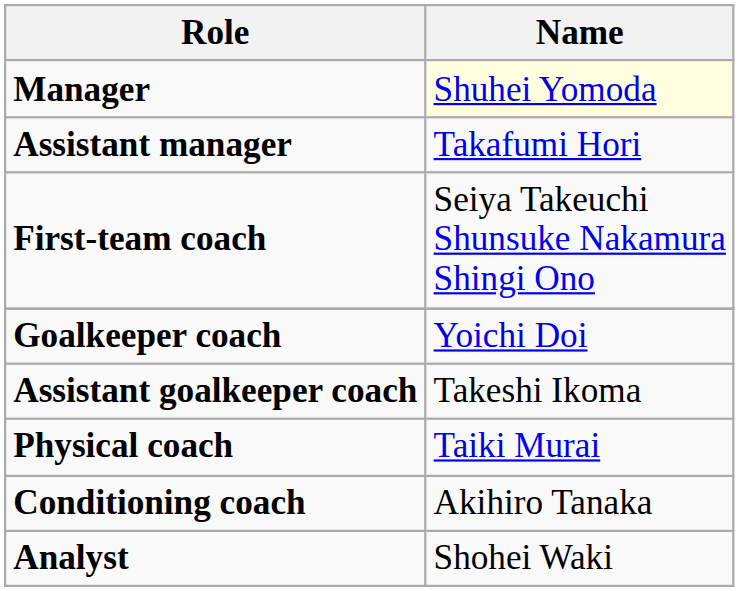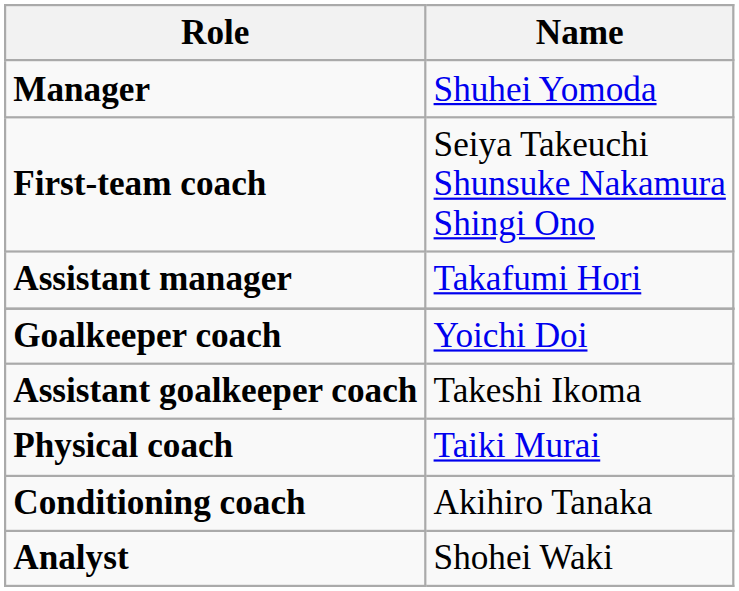(545, 88) lightyellow background -> (545, 88) no background
rows swapped: (153, 144) <-> (140, 239)
